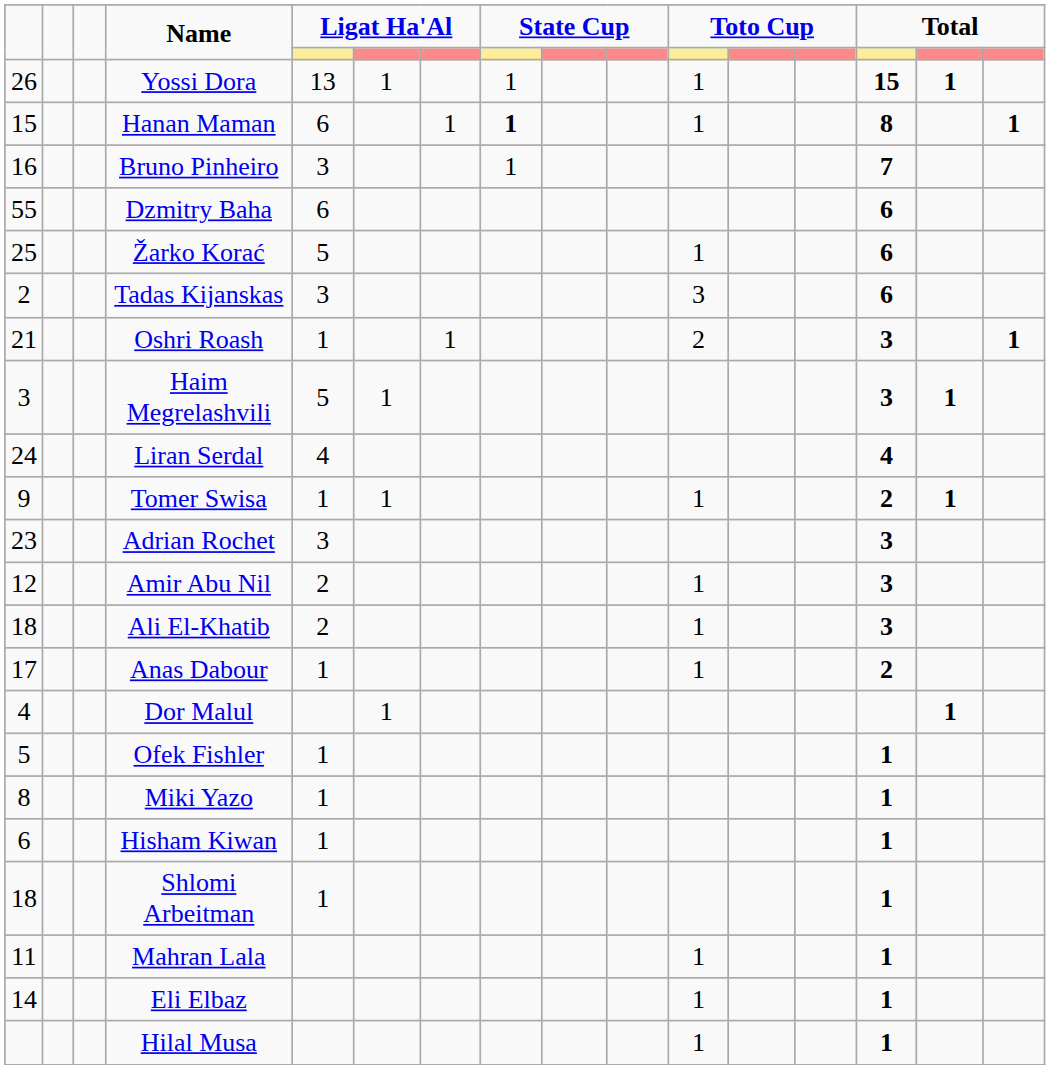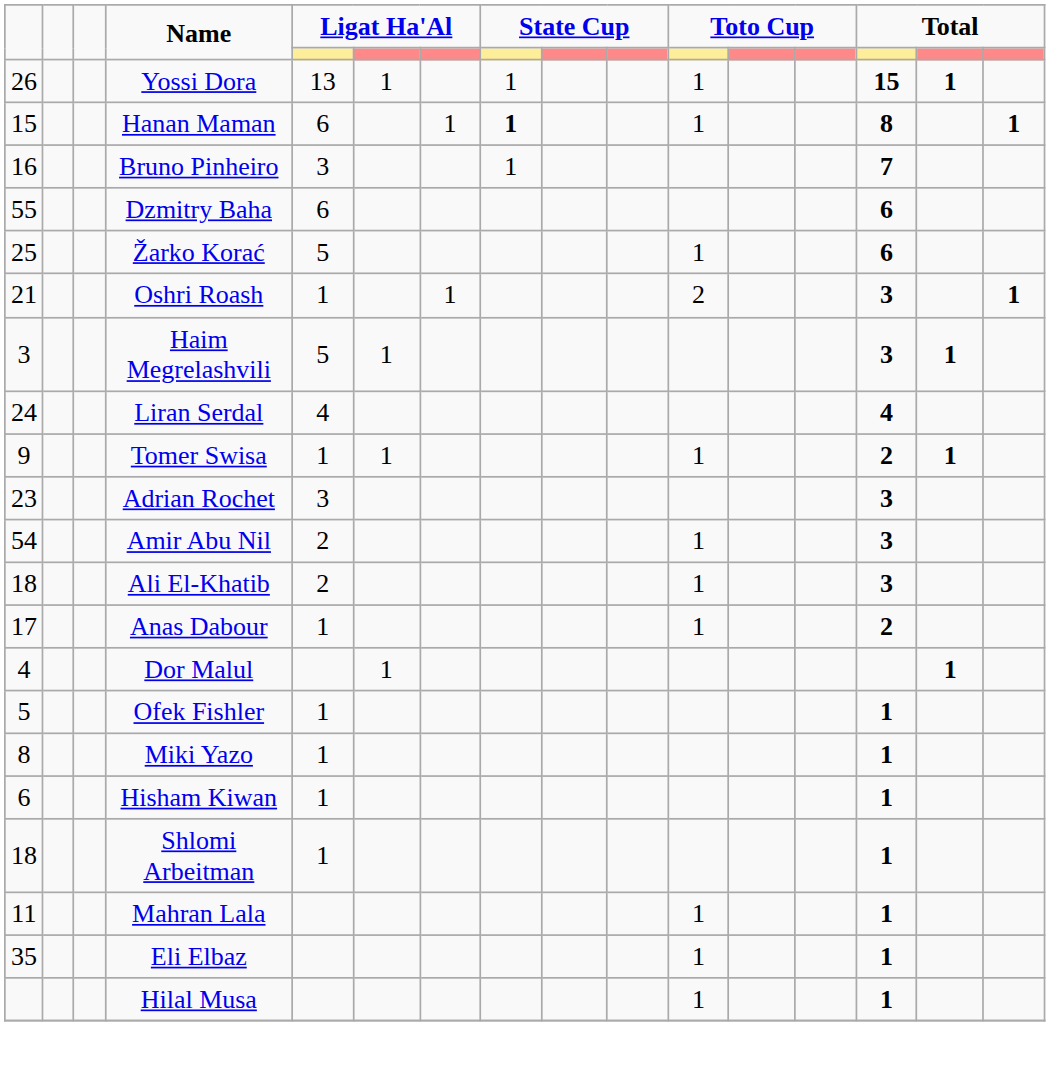- row: (199, 295)
(24, 583) 12 -> (24, 540) 54
(24, 999) 14 -> (24, 956) 35
